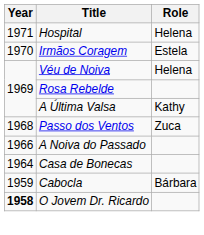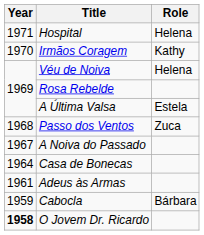(171, 51) Estela -> (170, 51) Kathy
(170, 107) Kathy -> (171, 107) Estela
(20, 145) 1966 -> (20, 145) 1967
+ row: (82, 182)
